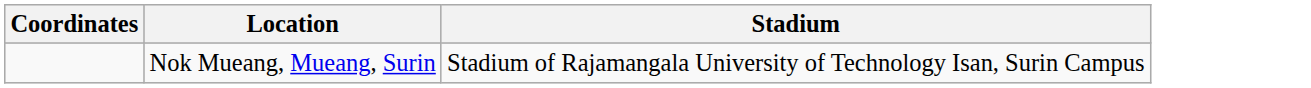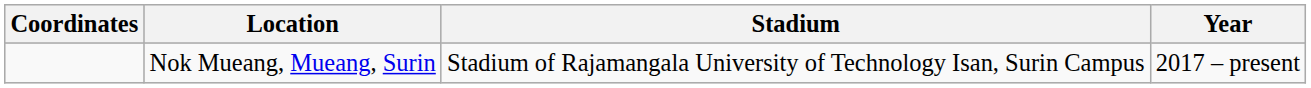+ column: (1228, 23)
